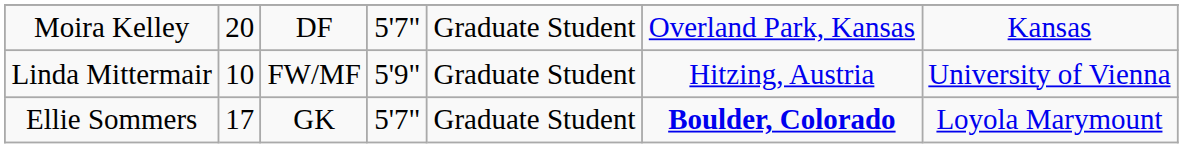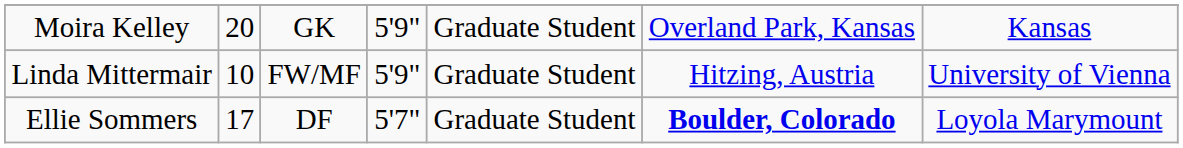(314, 27) DF -> (314, 27) GK
(397, 27) 5'7" -> (397, 27) 5'9"
(314, 119) GK -> (314, 119) DF
